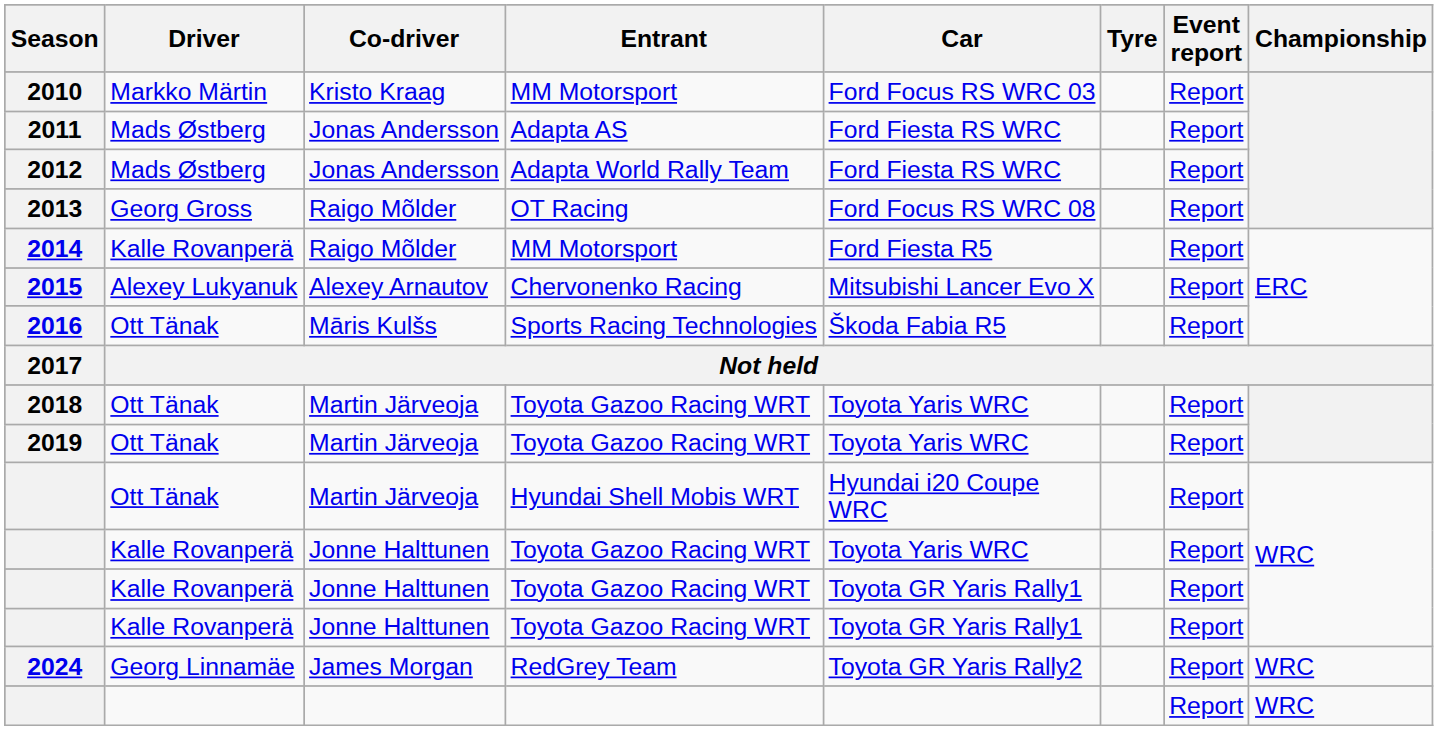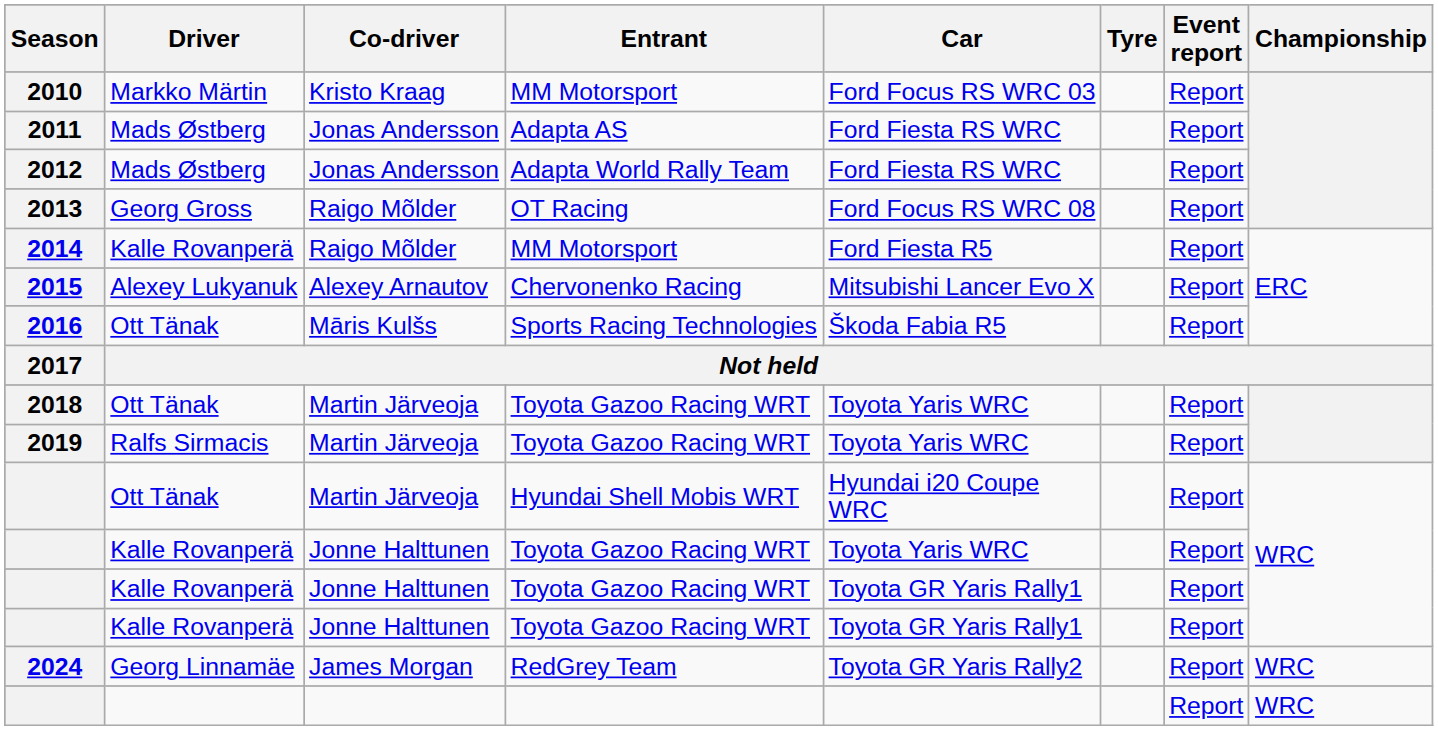(164, 444) Ott Tänak -> (189, 444) Ralfs Sirmacis
